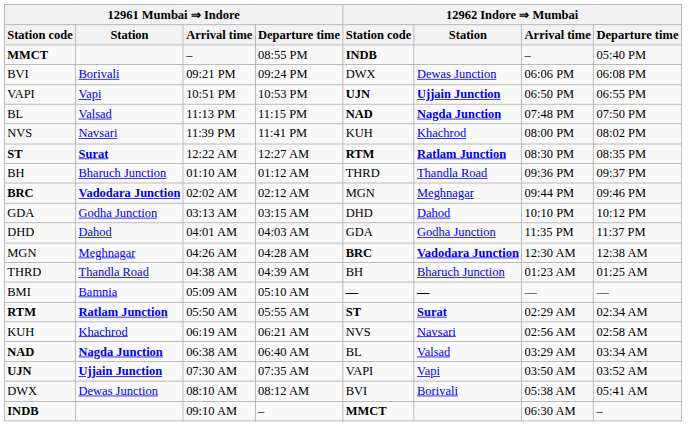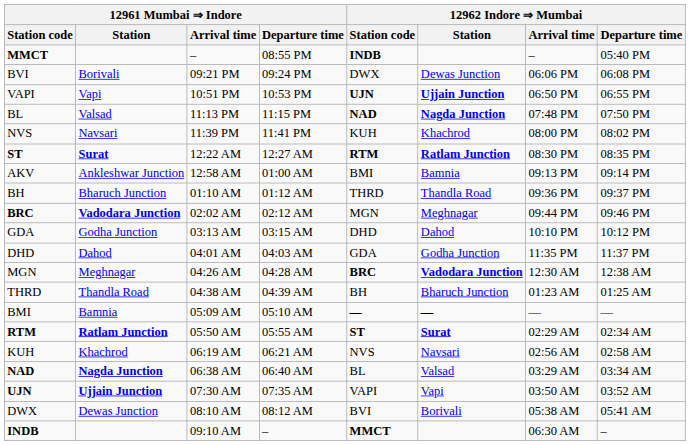+ row: (21, 173)
